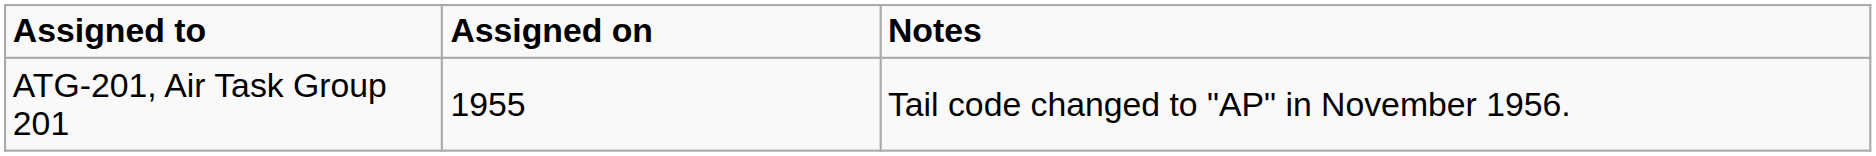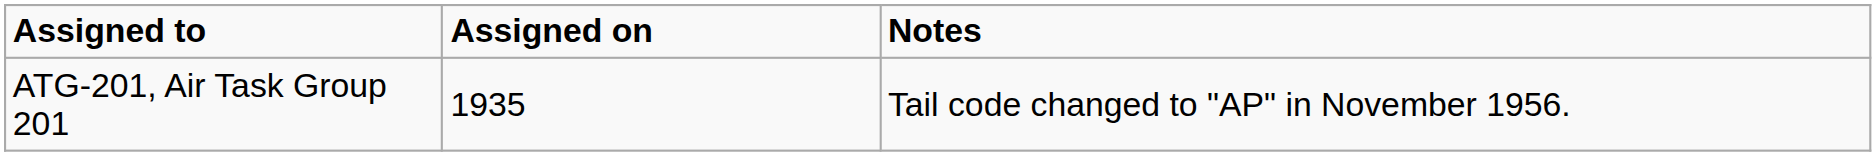(488, 103) 1955 -> (488, 103) 1935
